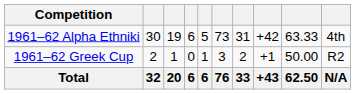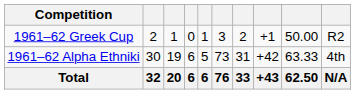rows swapped: (74, 36) <-> (74, 57)
